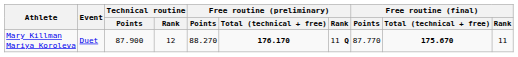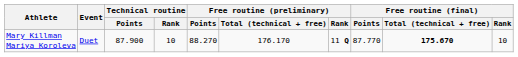(171, 40) 12 -> (171, 40) 10
(274, 40) bold -> (274, 40) normal
(503, 40) 11 -> (503, 40) 10
